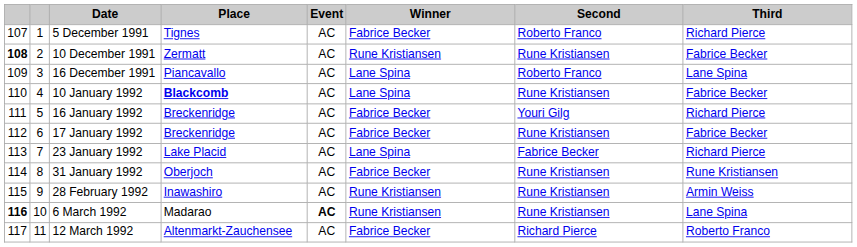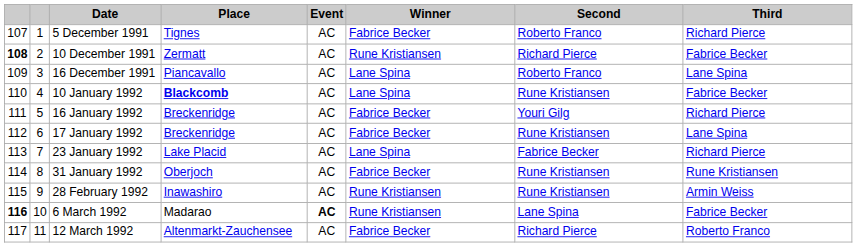(564, 53) Rune Kristiansen -> (557, 53) Richard Pierce
(727, 132) Fabrice Becker -> (717, 132) Lane Spina
(564, 212) Rune Kristiansen -> (548, 212) Lane Spina
(717, 212) Lane Spina -> (727, 212) Fabrice Becker
